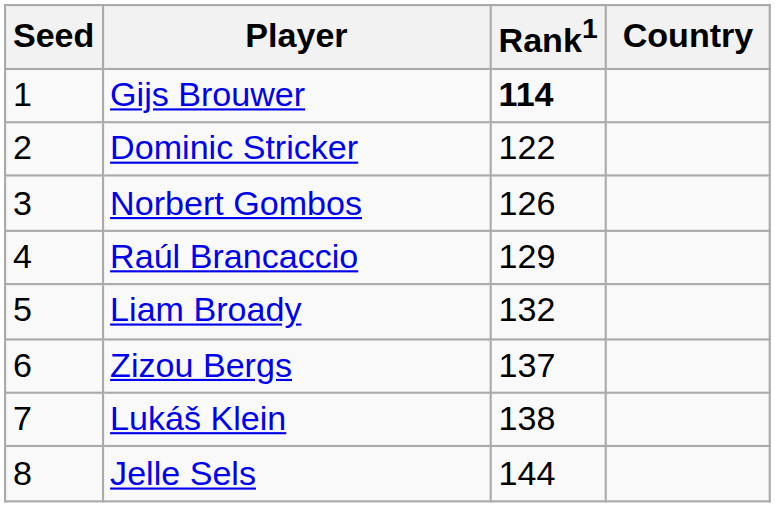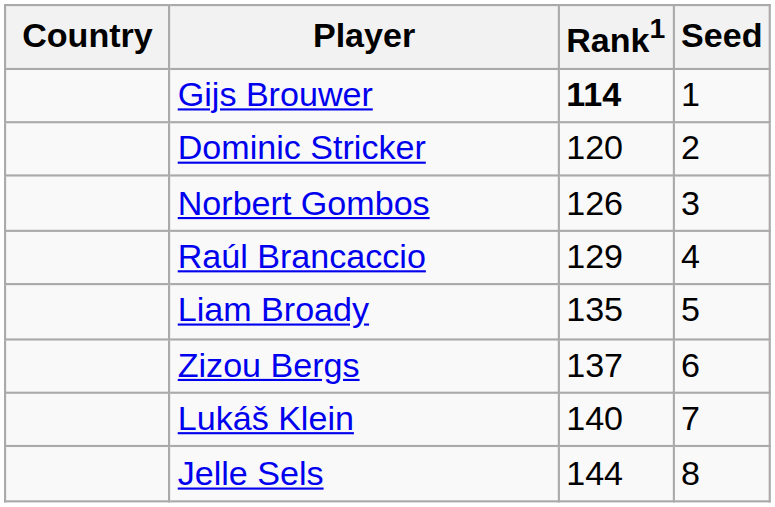columns swapped: (688, 36) <-> (54, 36)
(527, 148) 122 -> (595, 148) 120
(527, 310) 132 -> (595, 310) 135
(527, 419) 138 -> (595, 419) 140
